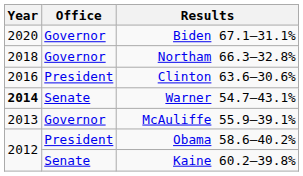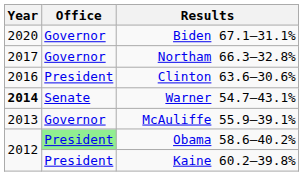(23, 56) 2018 -> (23, 56) 2017
(79, 139) no background -> (79, 139) lightgreen background
(67, 160) Senate -> (79, 160) President
